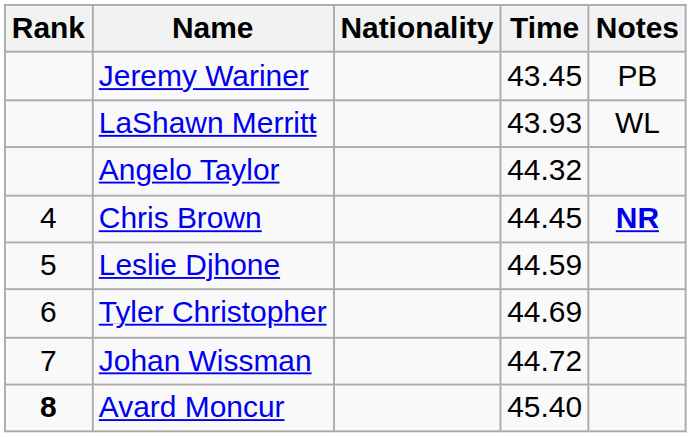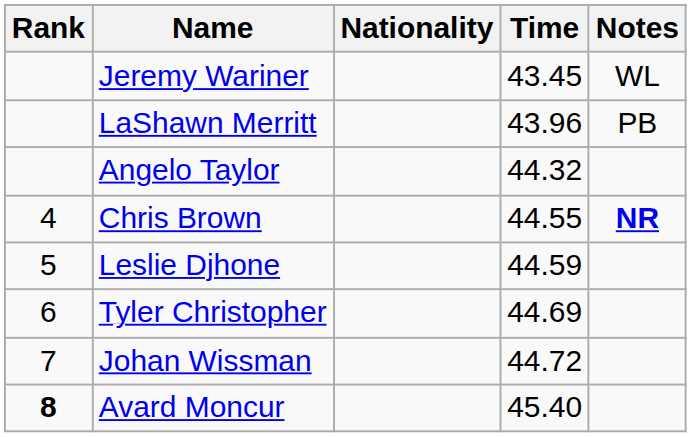(637, 75) PB -> (637, 75) WL
(545, 123) 43.93 -> (545, 123) 43.96
(637, 123) WL -> (637, 123) PB
(545, 218) 44.45 -> (545, 218) 44.55
